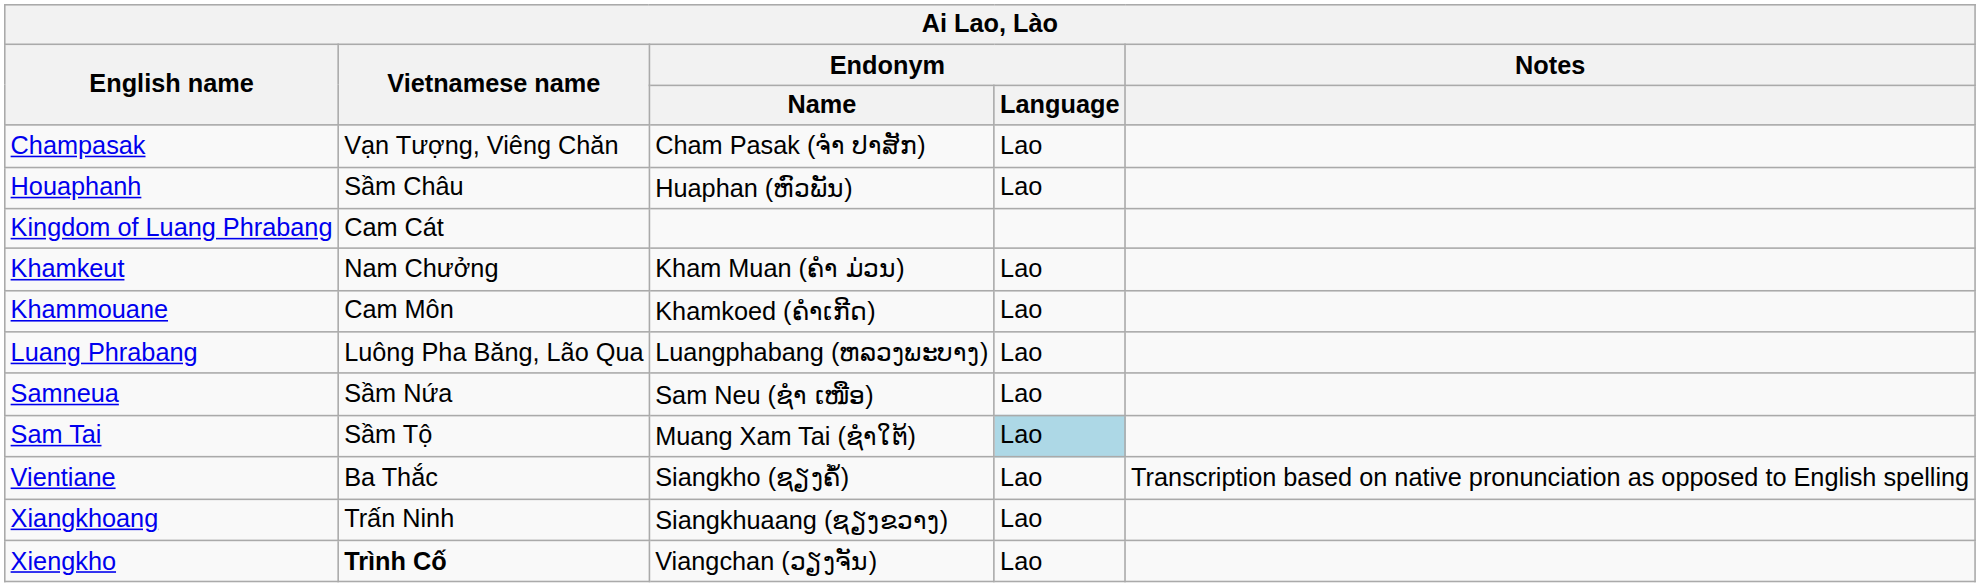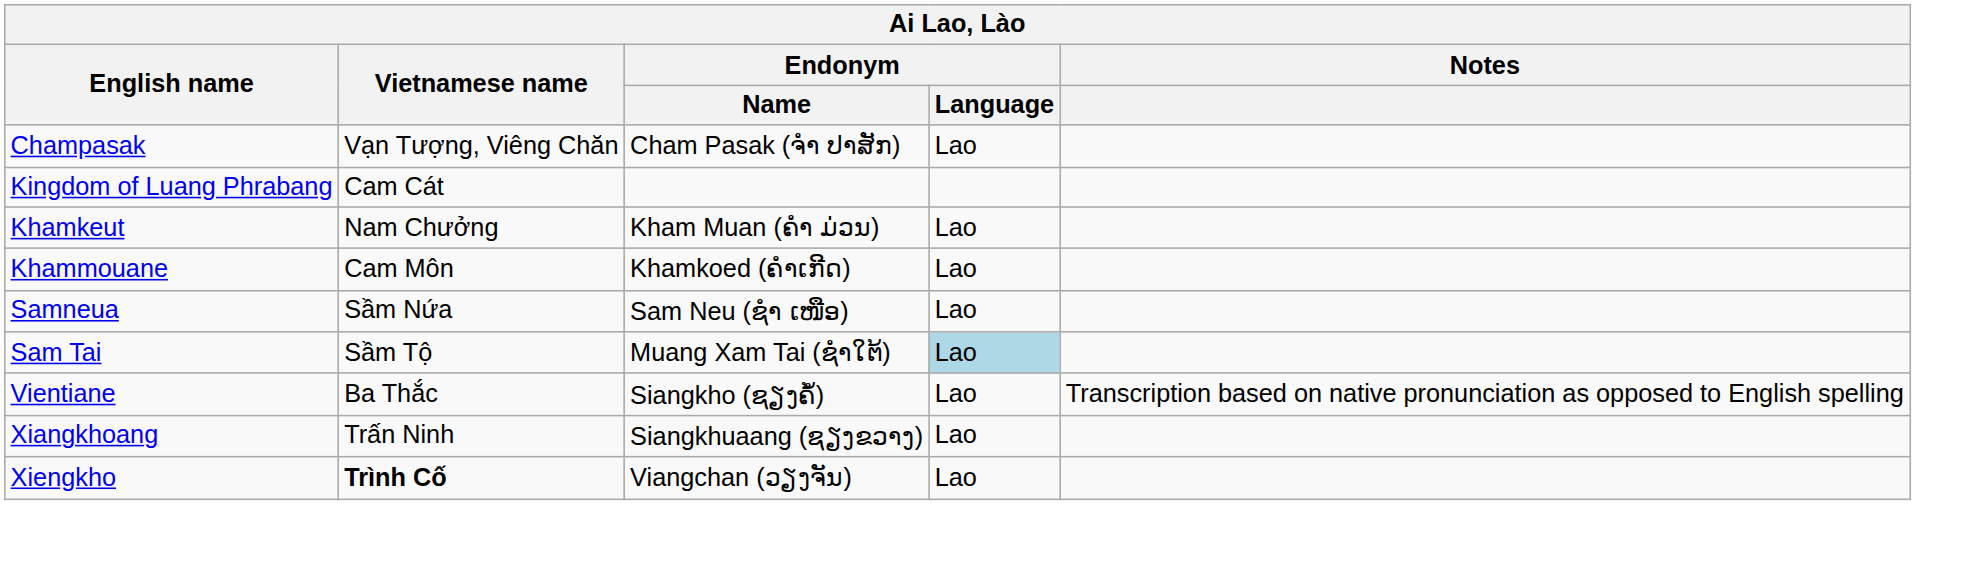- row: (76, 187)
- row: (104, 352)
